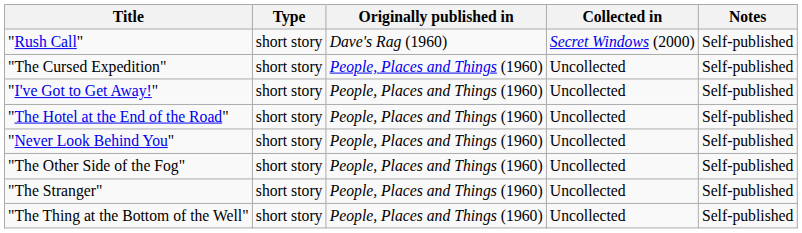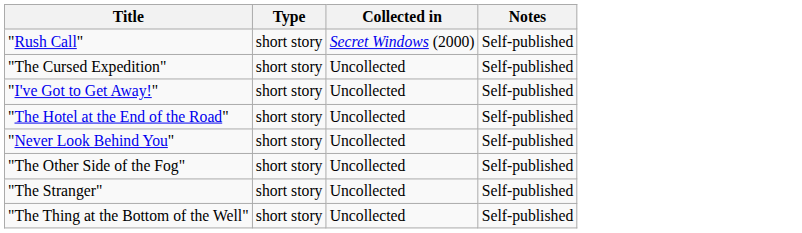- column: (436, 16)
